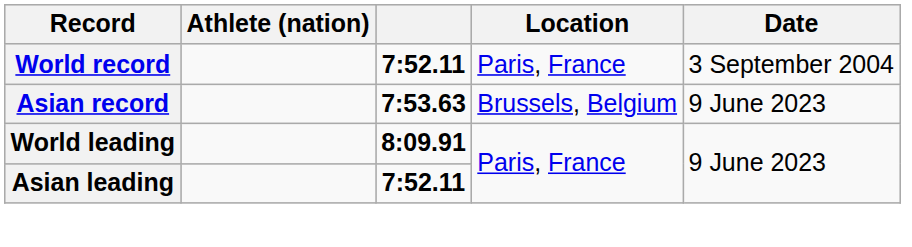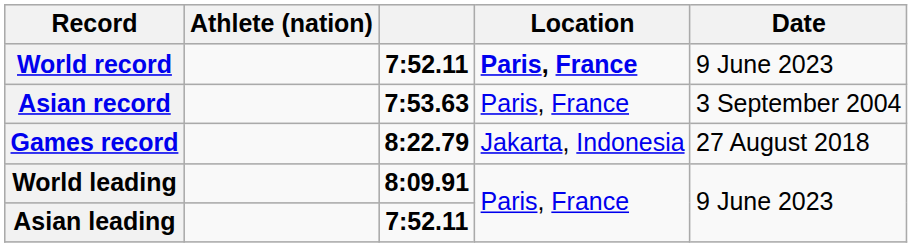(551, 63) normal -> (559, 63) bold
(791, 63) 3 September 2004 -> (765, 63) 9 June 2023
(577, 103) Brussels, Belgium -> (555, 103) Paris, France
(757, 103) 9 June 2023 -> (799, 103) 3 September 2004
+ row: (94, 143)
